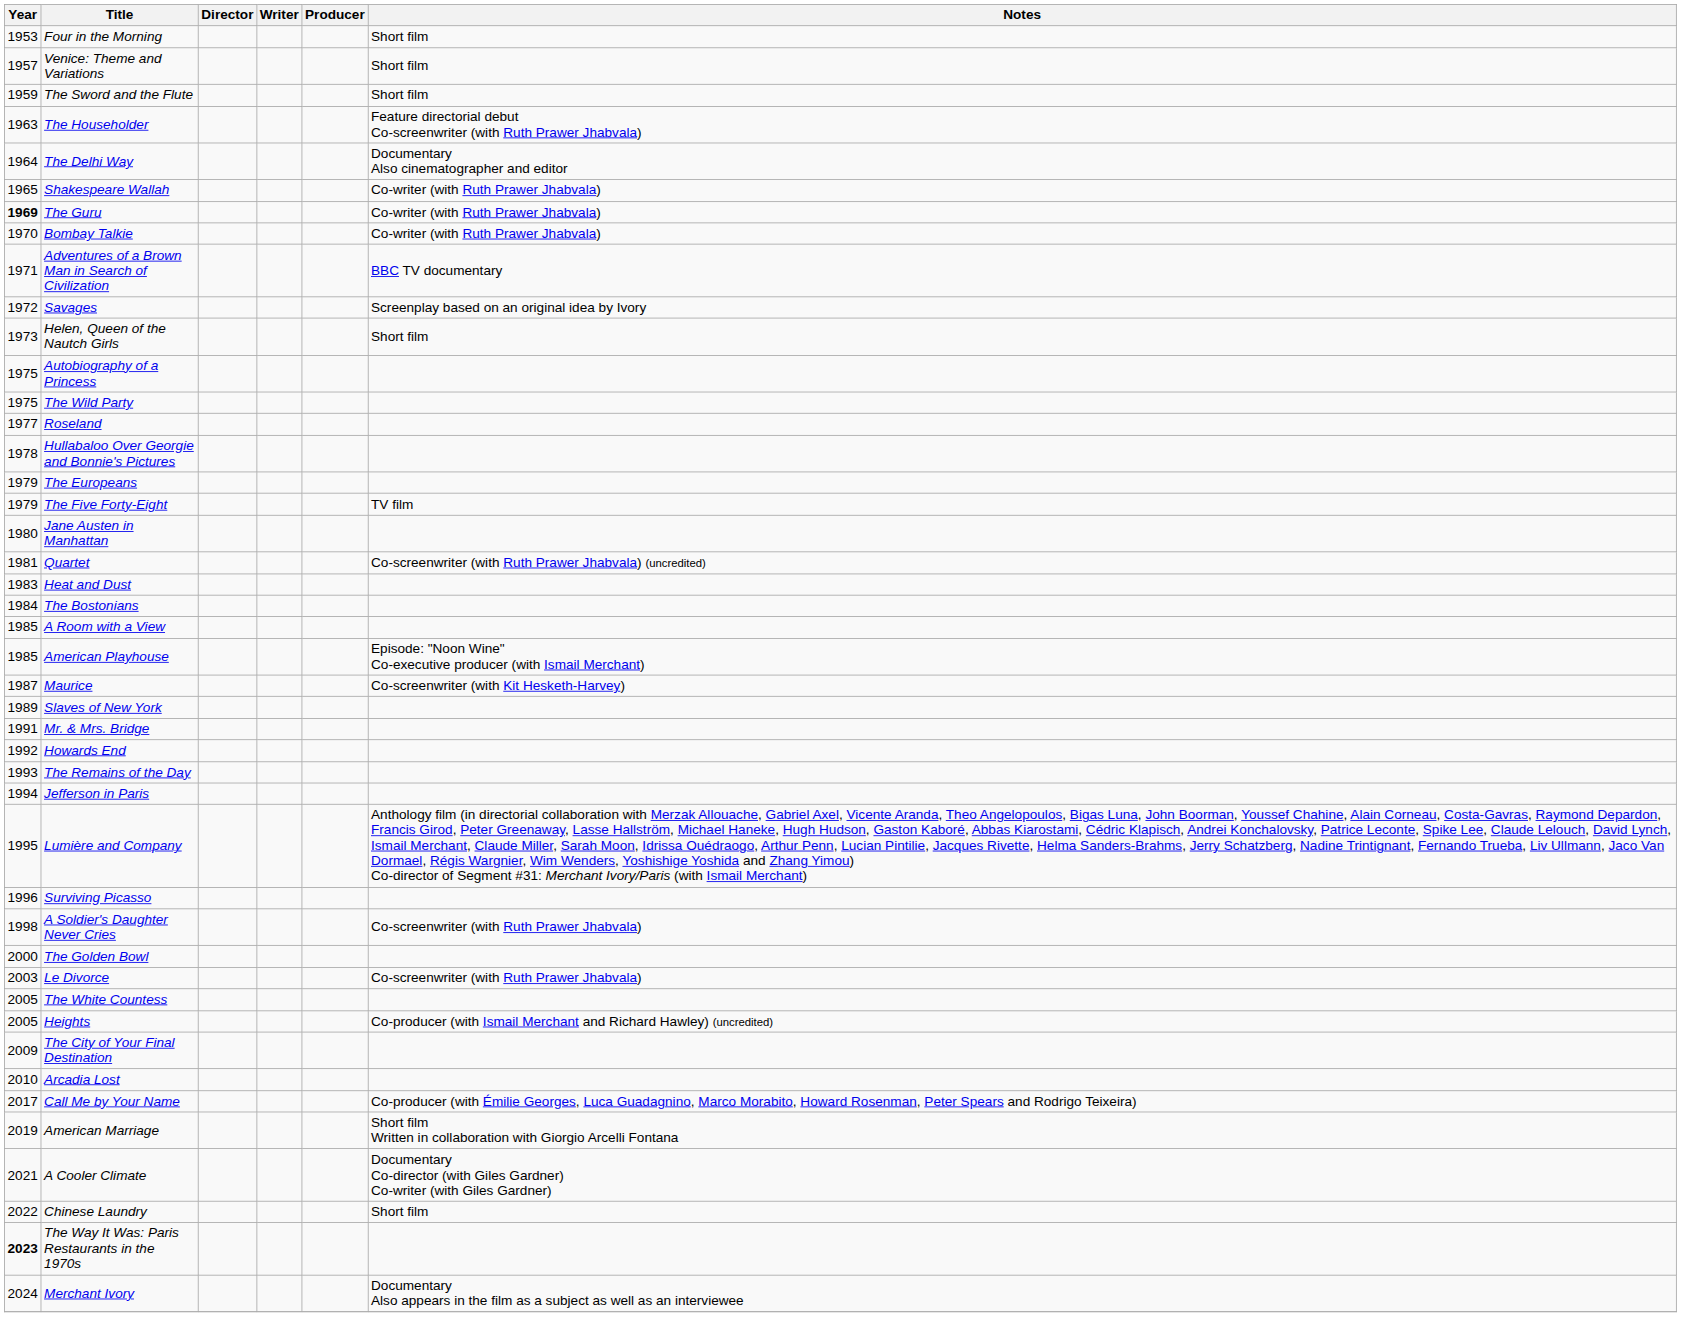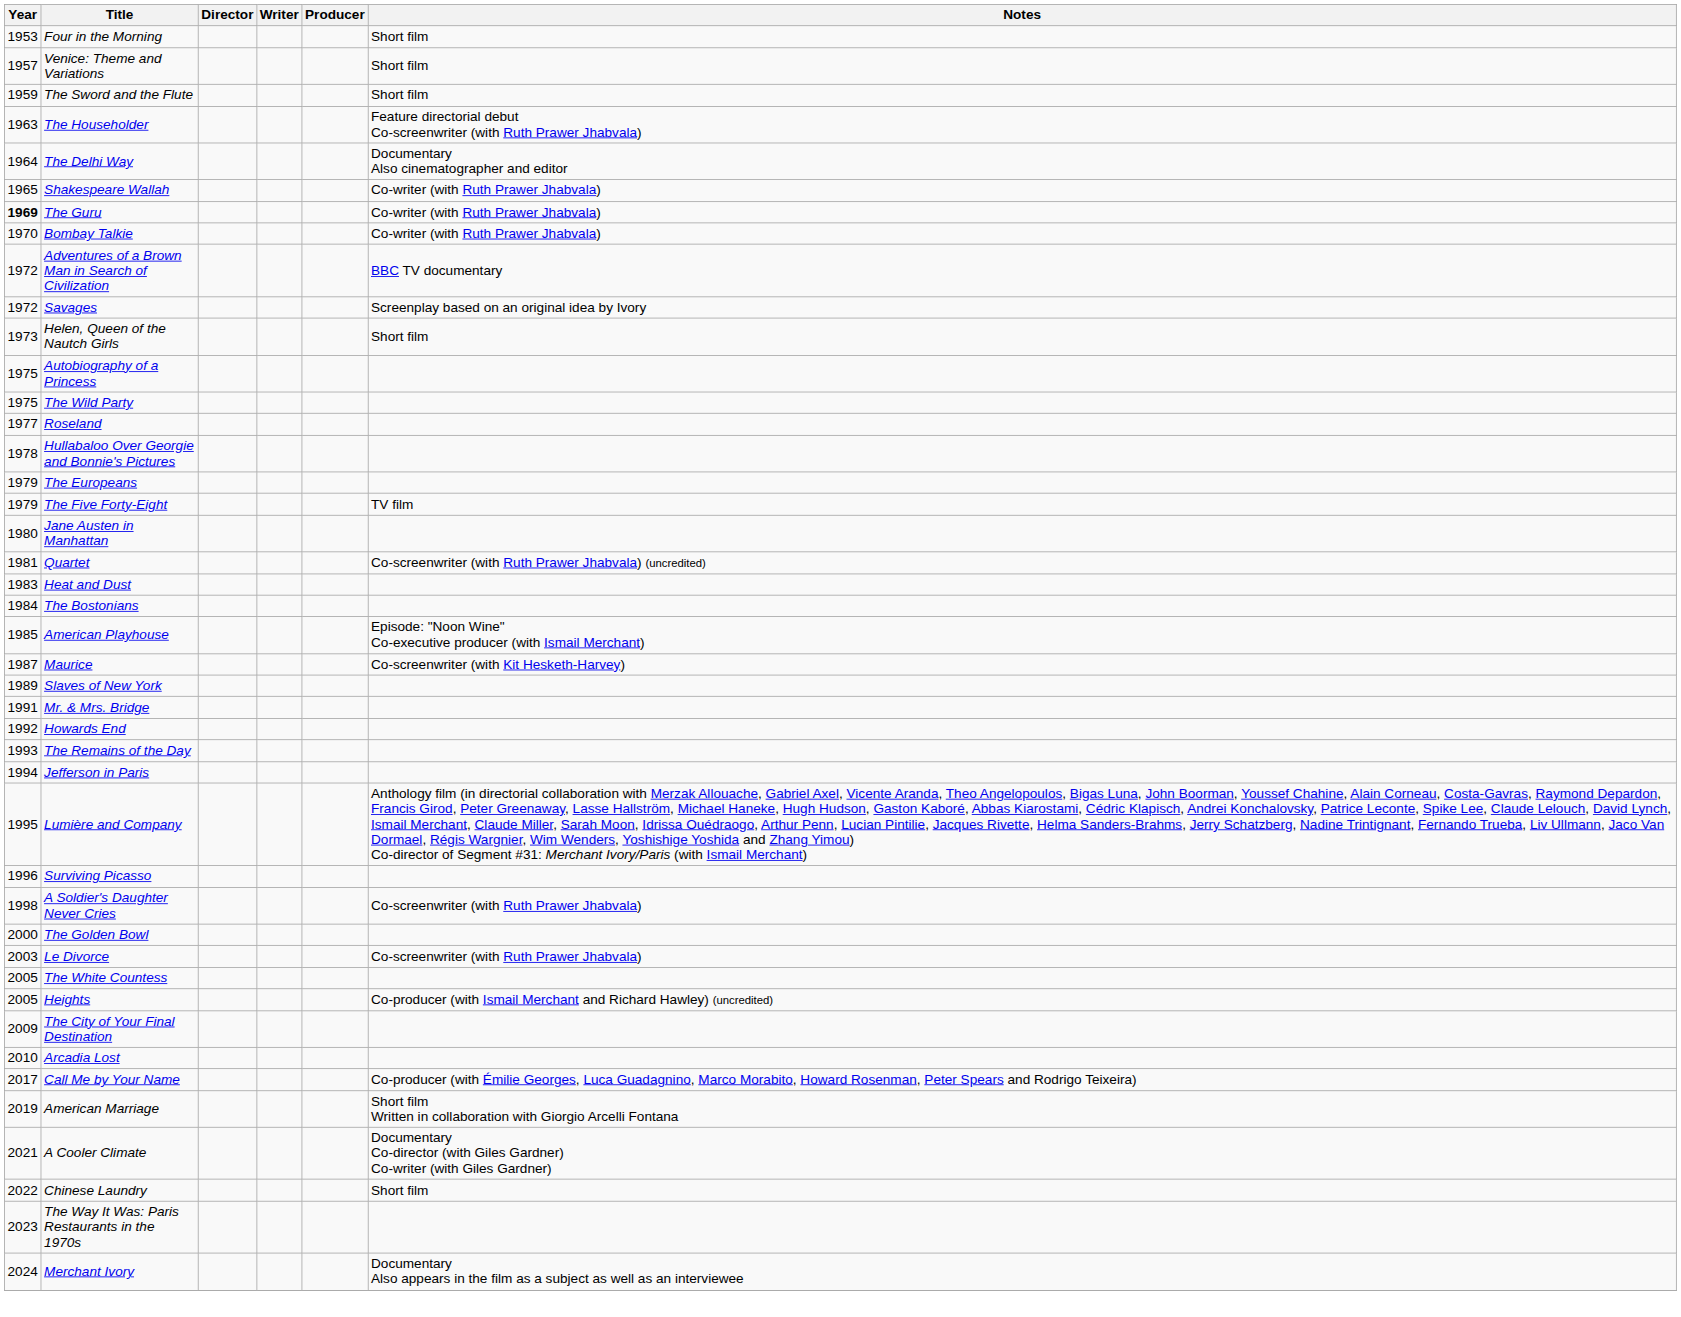(23, 270) 1971 -> (23, 270) 1972
- row: (105, 627)
(23, 1248) bold -> (23, 1227) normal
